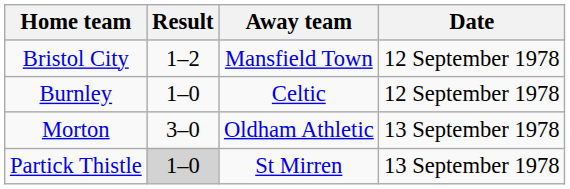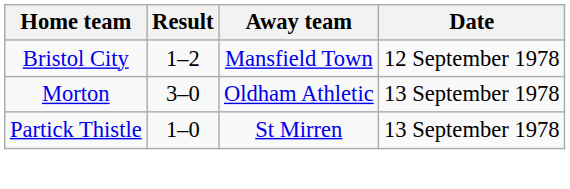- row: (76, 93)
(183, 165) lightgrey background -> (183, 129) no background
